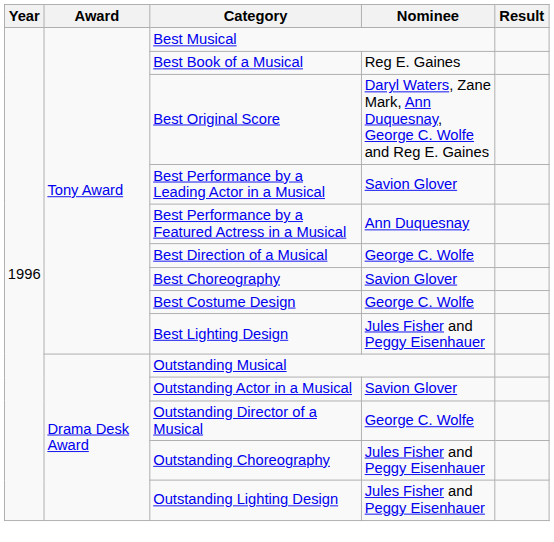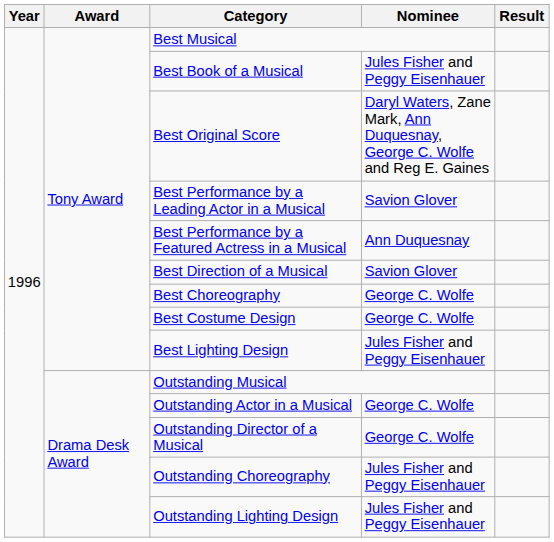(413, 62) Reg E. Gaines -> (425, 71) Jules Fisher and Peggy Eisenhauer
(419, 255) George C. Wolfe -> (411, 272) Savion Glover
(411, 278) Savion Glover -> (419, 295) George C. Wolfe
(411, 388) Savion Glover -> (419, 405) George C. Wolfe
